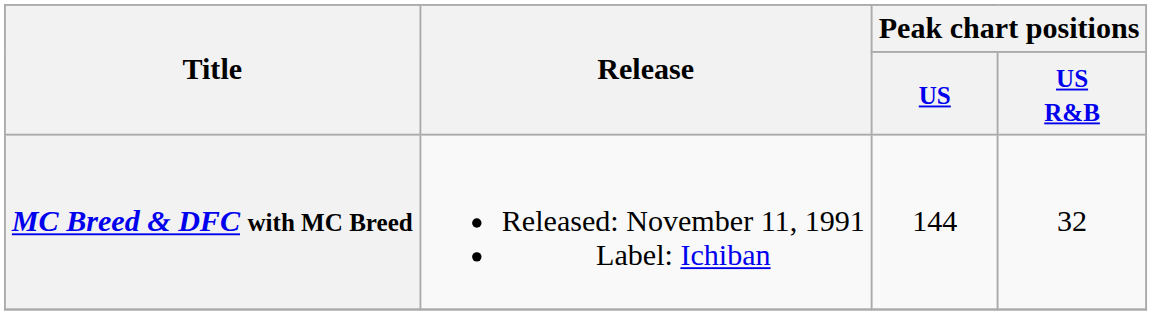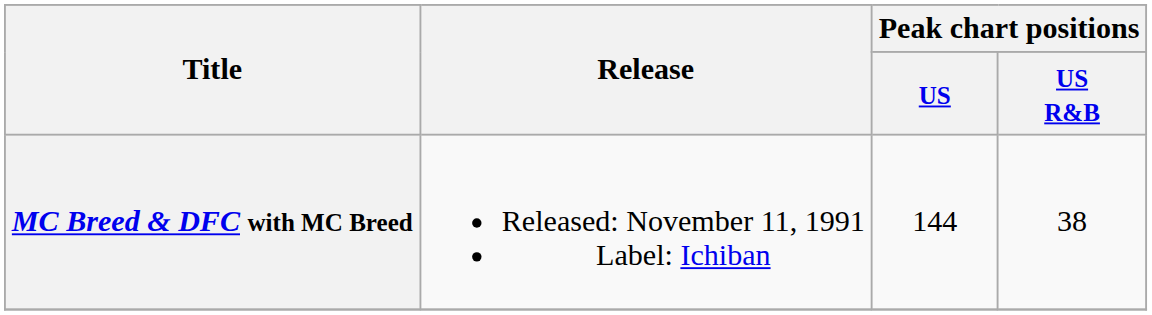(1072, 221) 32 -> (1072, 221) 38
